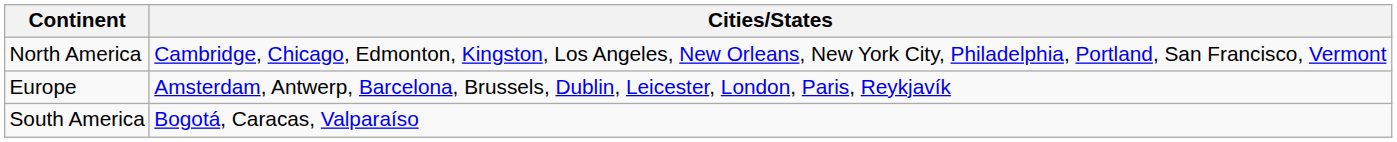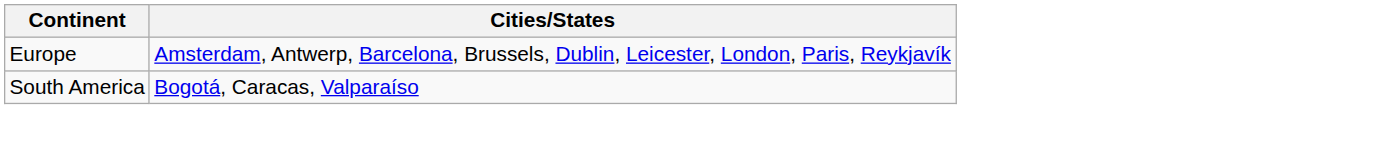- row: (75, 53)
